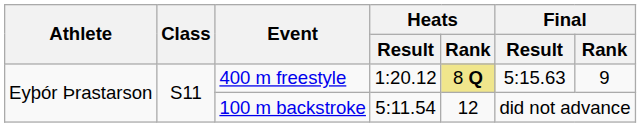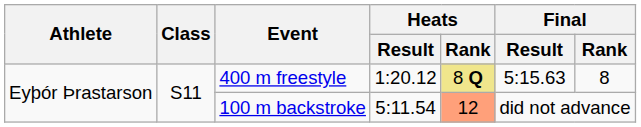(605, 78) 9 -> (605, 78) 8
(468, 108) no background -> (468, 108) lightsalmon background
